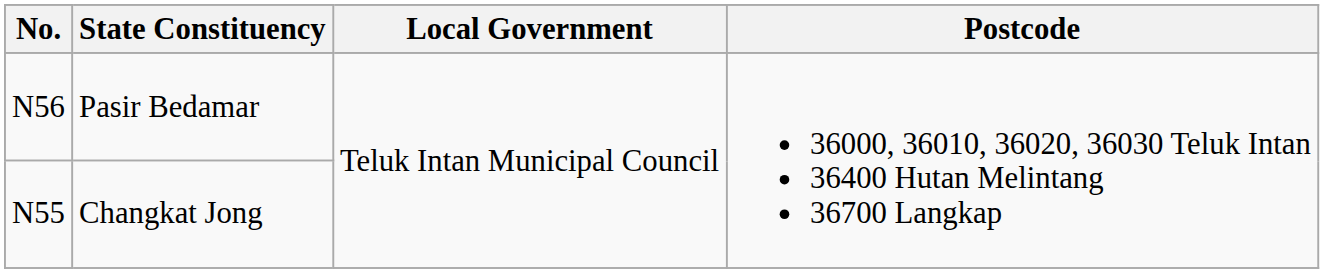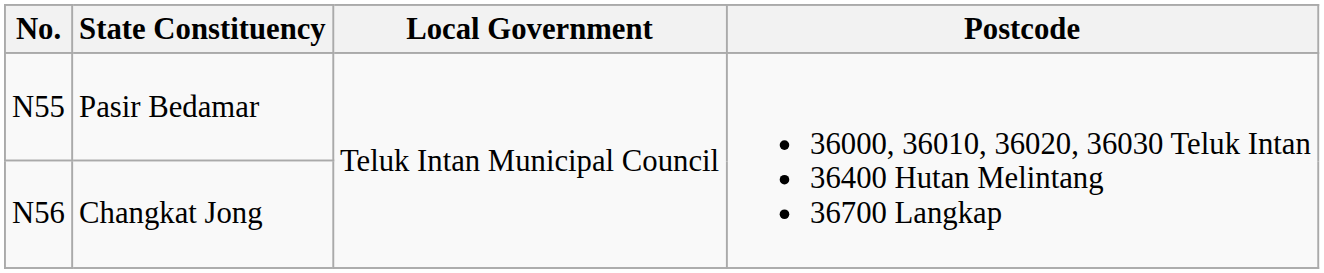(38, 106) N56 -> (38, 106) N55
(38, 213) N55 -> (38, 213) N56
